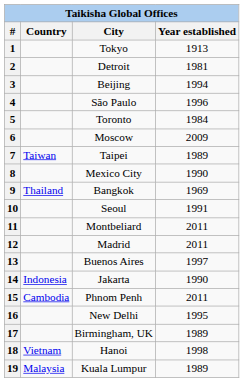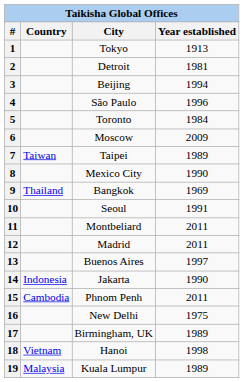(197, 315) 1995 -> (197, 315) 1975
